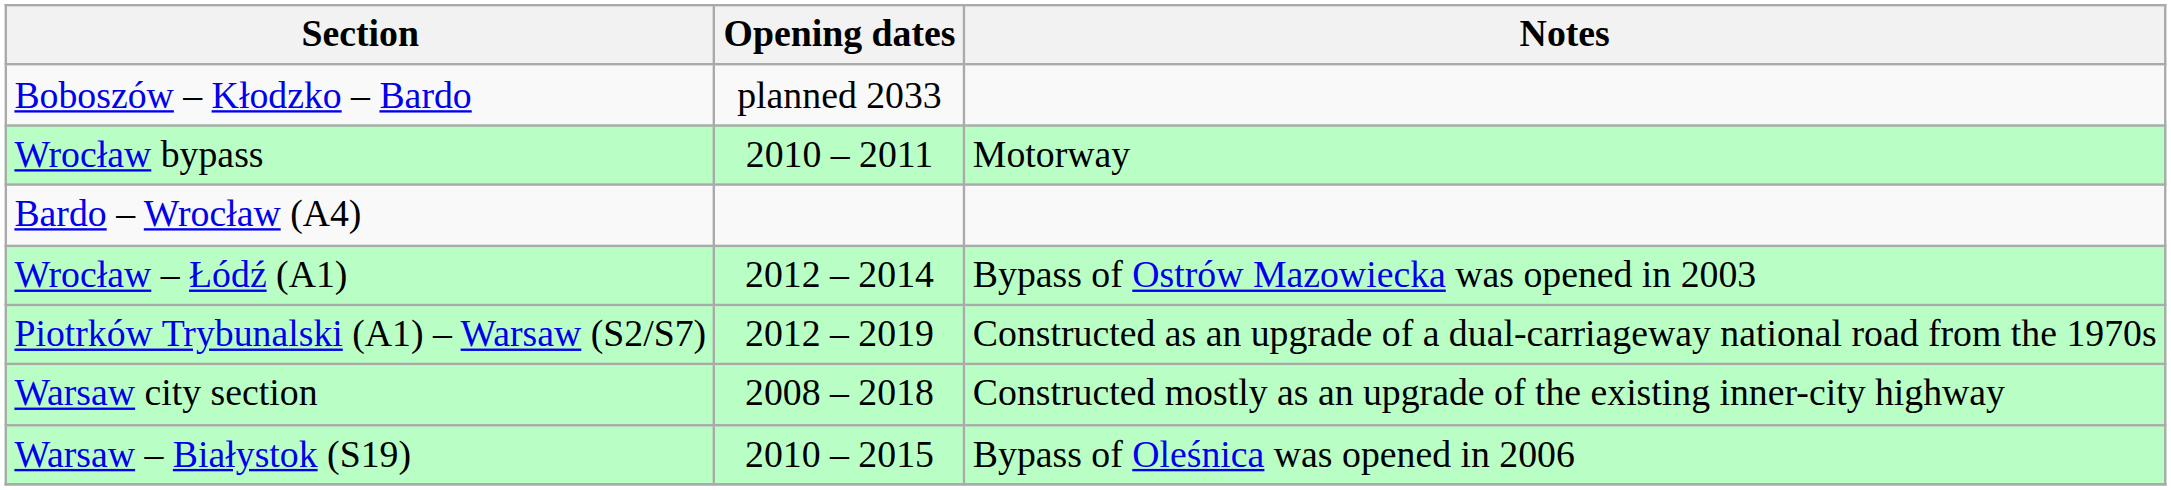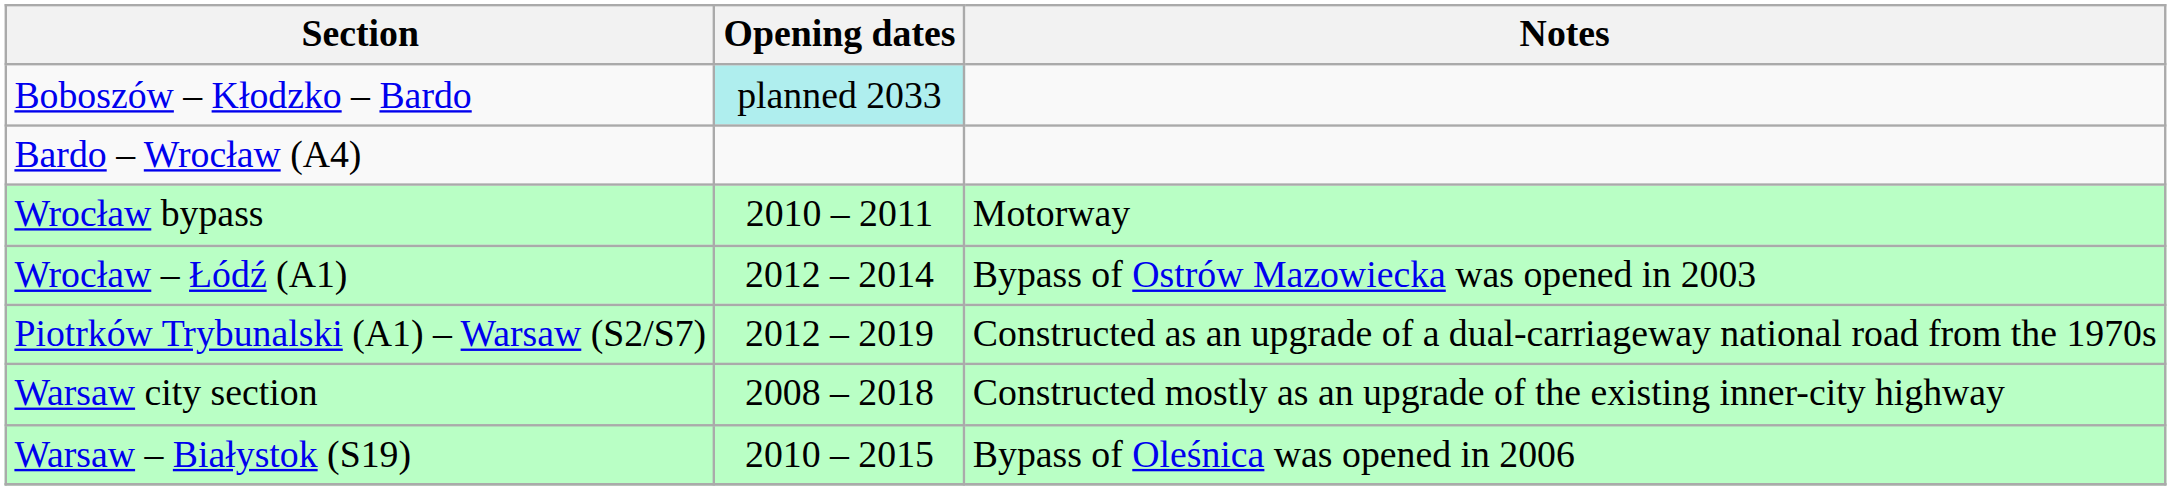(839, 94) no background -> (839, 94) paleturquoise background
rows swapped: (188, 214) <-> (139, 154)
